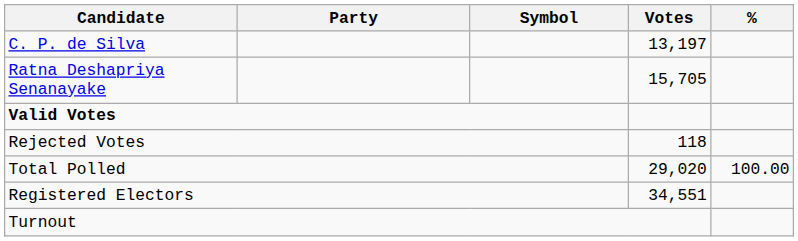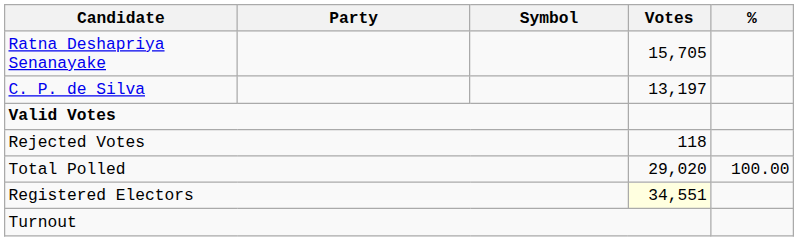rows swapped: (87, 80) <-> (77, 44)
(677, 196) no background -> (677, 196) lightyellow background
